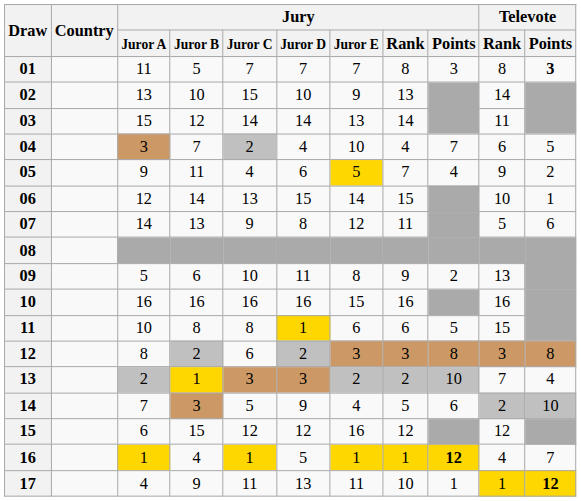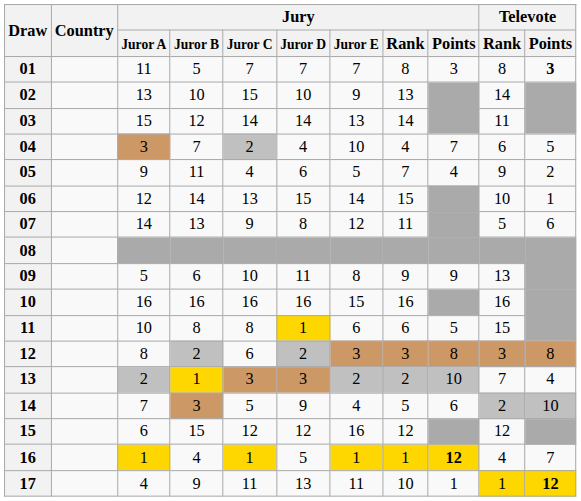(356, 172) gold background -> (356, 172) no background
(454, 276) 2 -> (454, 276) 9
